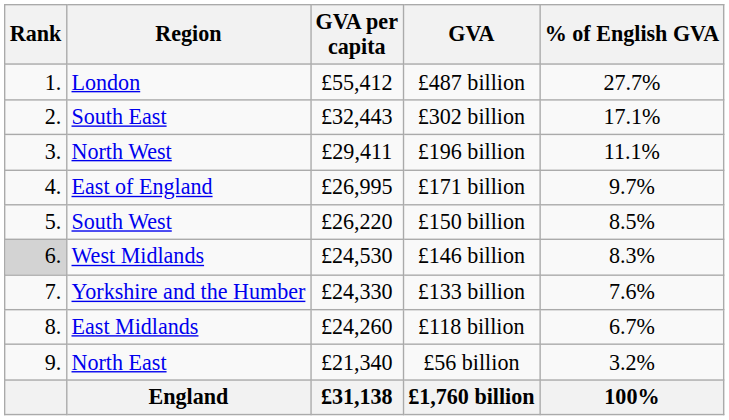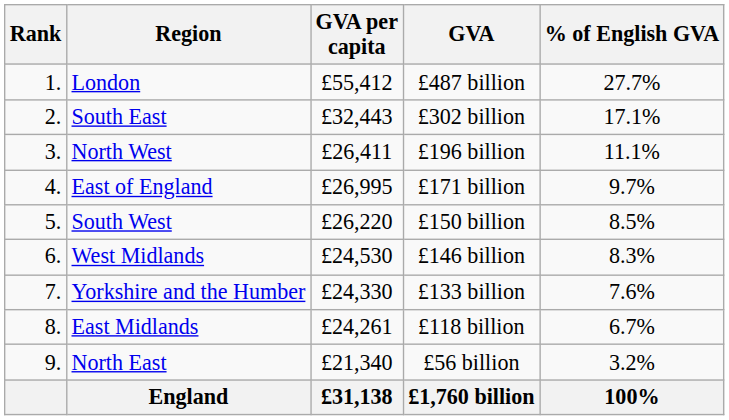(357, 151) £29,411 -> (357, 151) £26,411
(53, 256) lightgrey background -> (53, 256) no background
(357, 326) £24,260 -> (357, 326) £24,261
